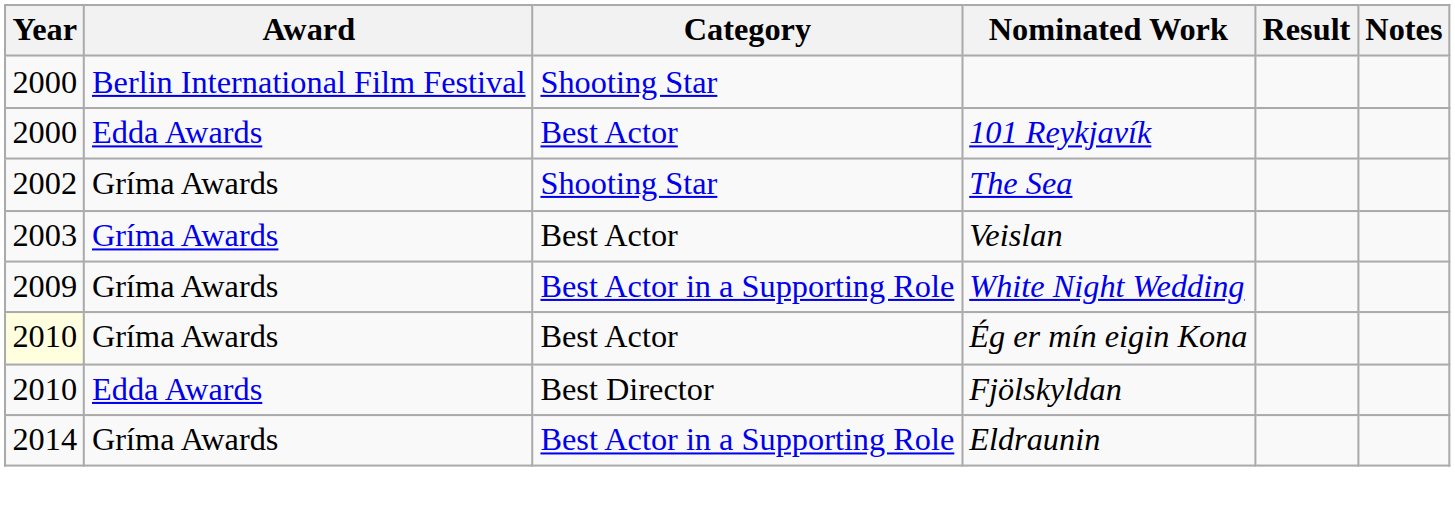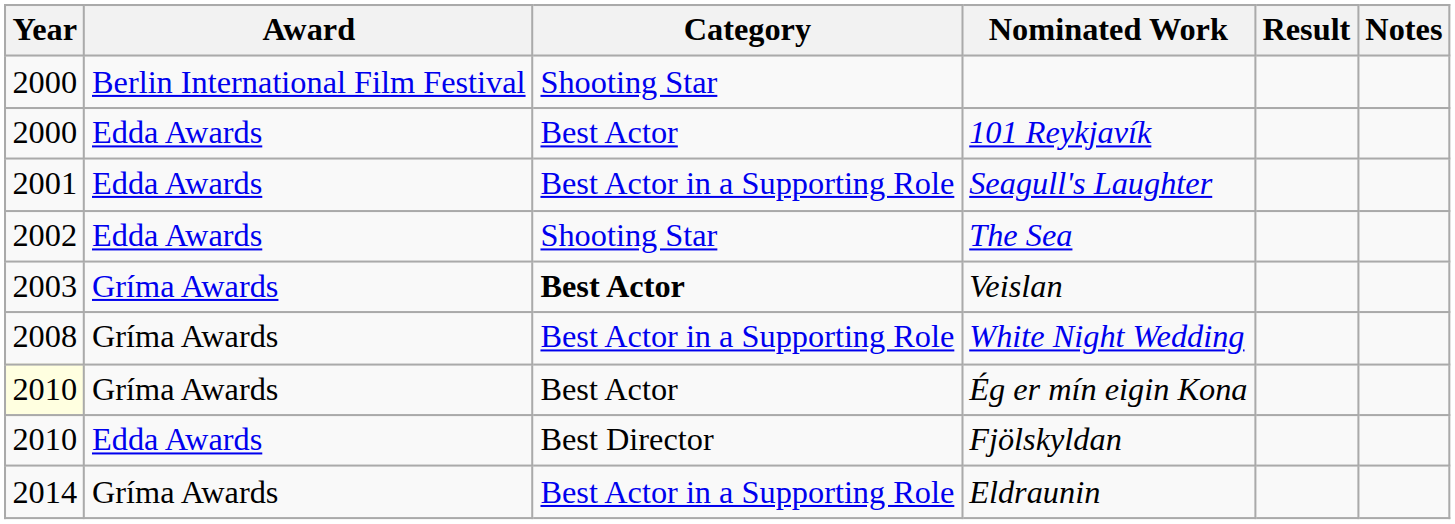+ row: (1091, 183)
(185, 183) Gríma Awards -> (177, 235) Edda Awards
(609, 235) normal -> (613, 286) bold
(45, 286) 2009 -> (45, 337) 2008
